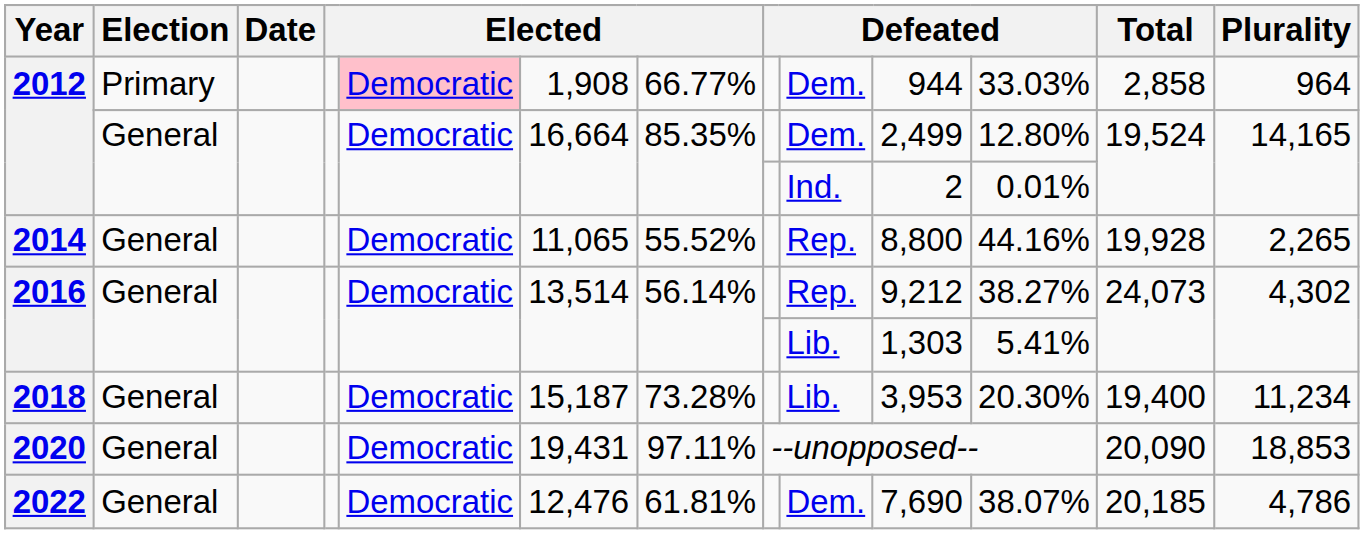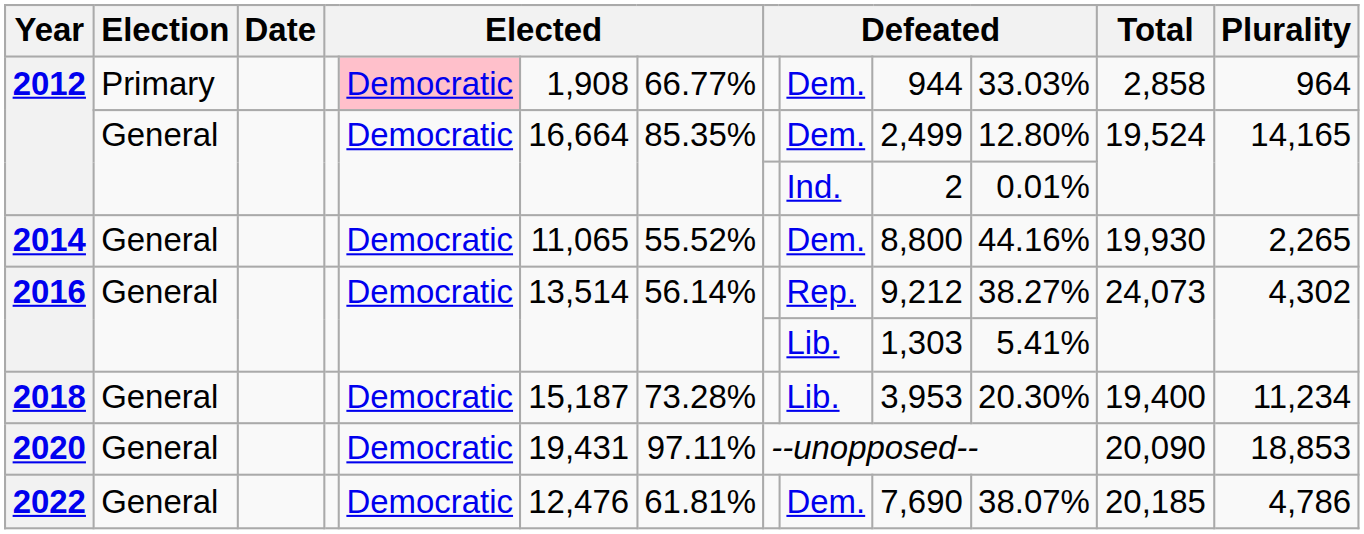(821, 239) Rep. -> (826, 239) Dem.
(1155, 239) 19,928 -> (1155, 239) 19,930
